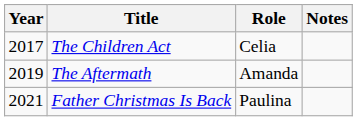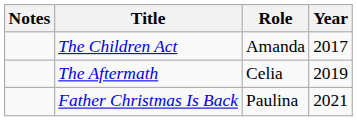columns swapped: (26, 18) <-> (327, 18)
(258, 45) Celia -> (276, 45) Amanda
(269, 73) Amanda -> (264, 73) Celia
